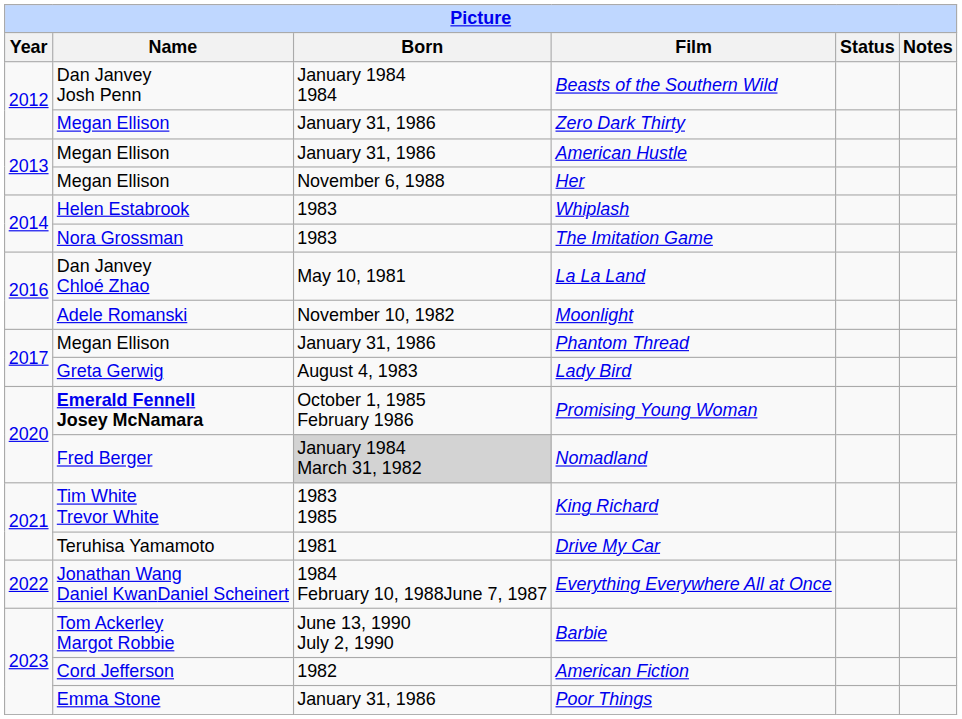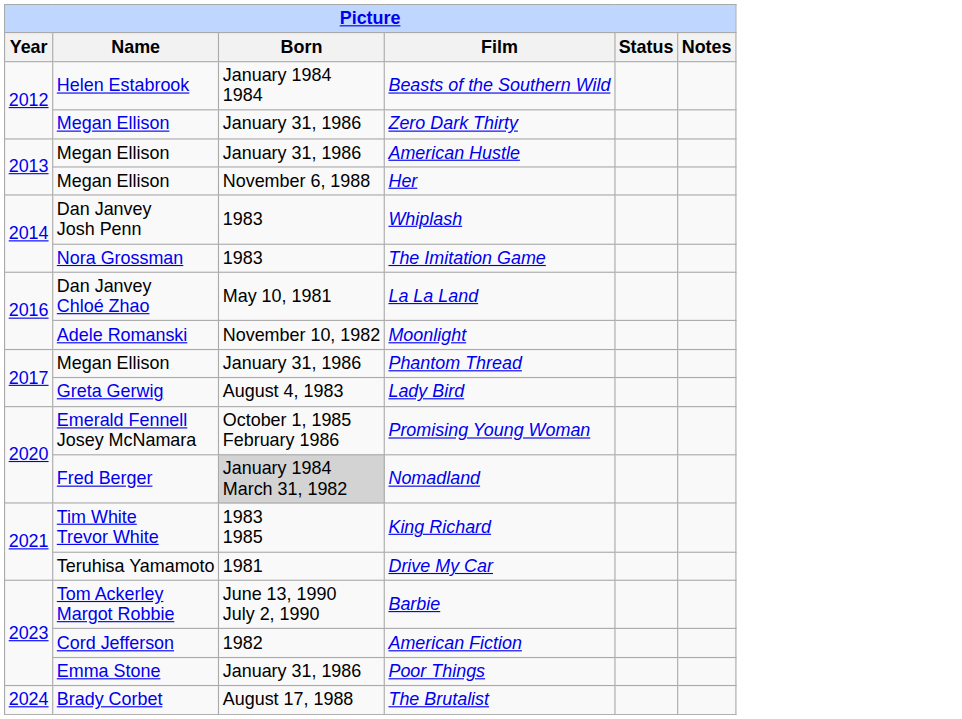(104, 85) Dan Janvey Josh Penn -> (123, 85) Helen Estabrook
(123, 209) Helen Estabrook -> (104, 219) Dan Janvey Josh Penn
(130, 410) bold -> (127, 430) normal
- row: (694, 584)
+ row: (439, 699)
